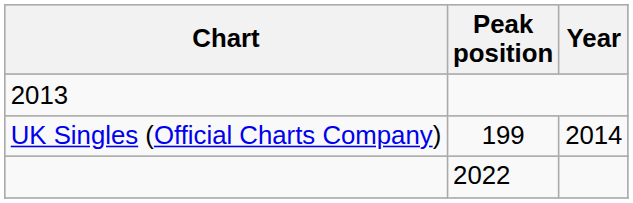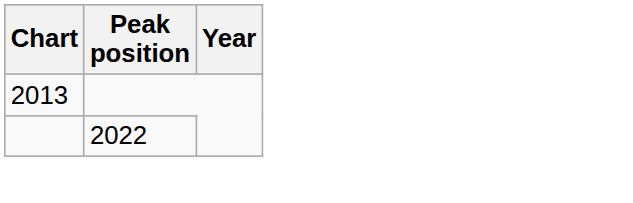- row: (226, 135)
